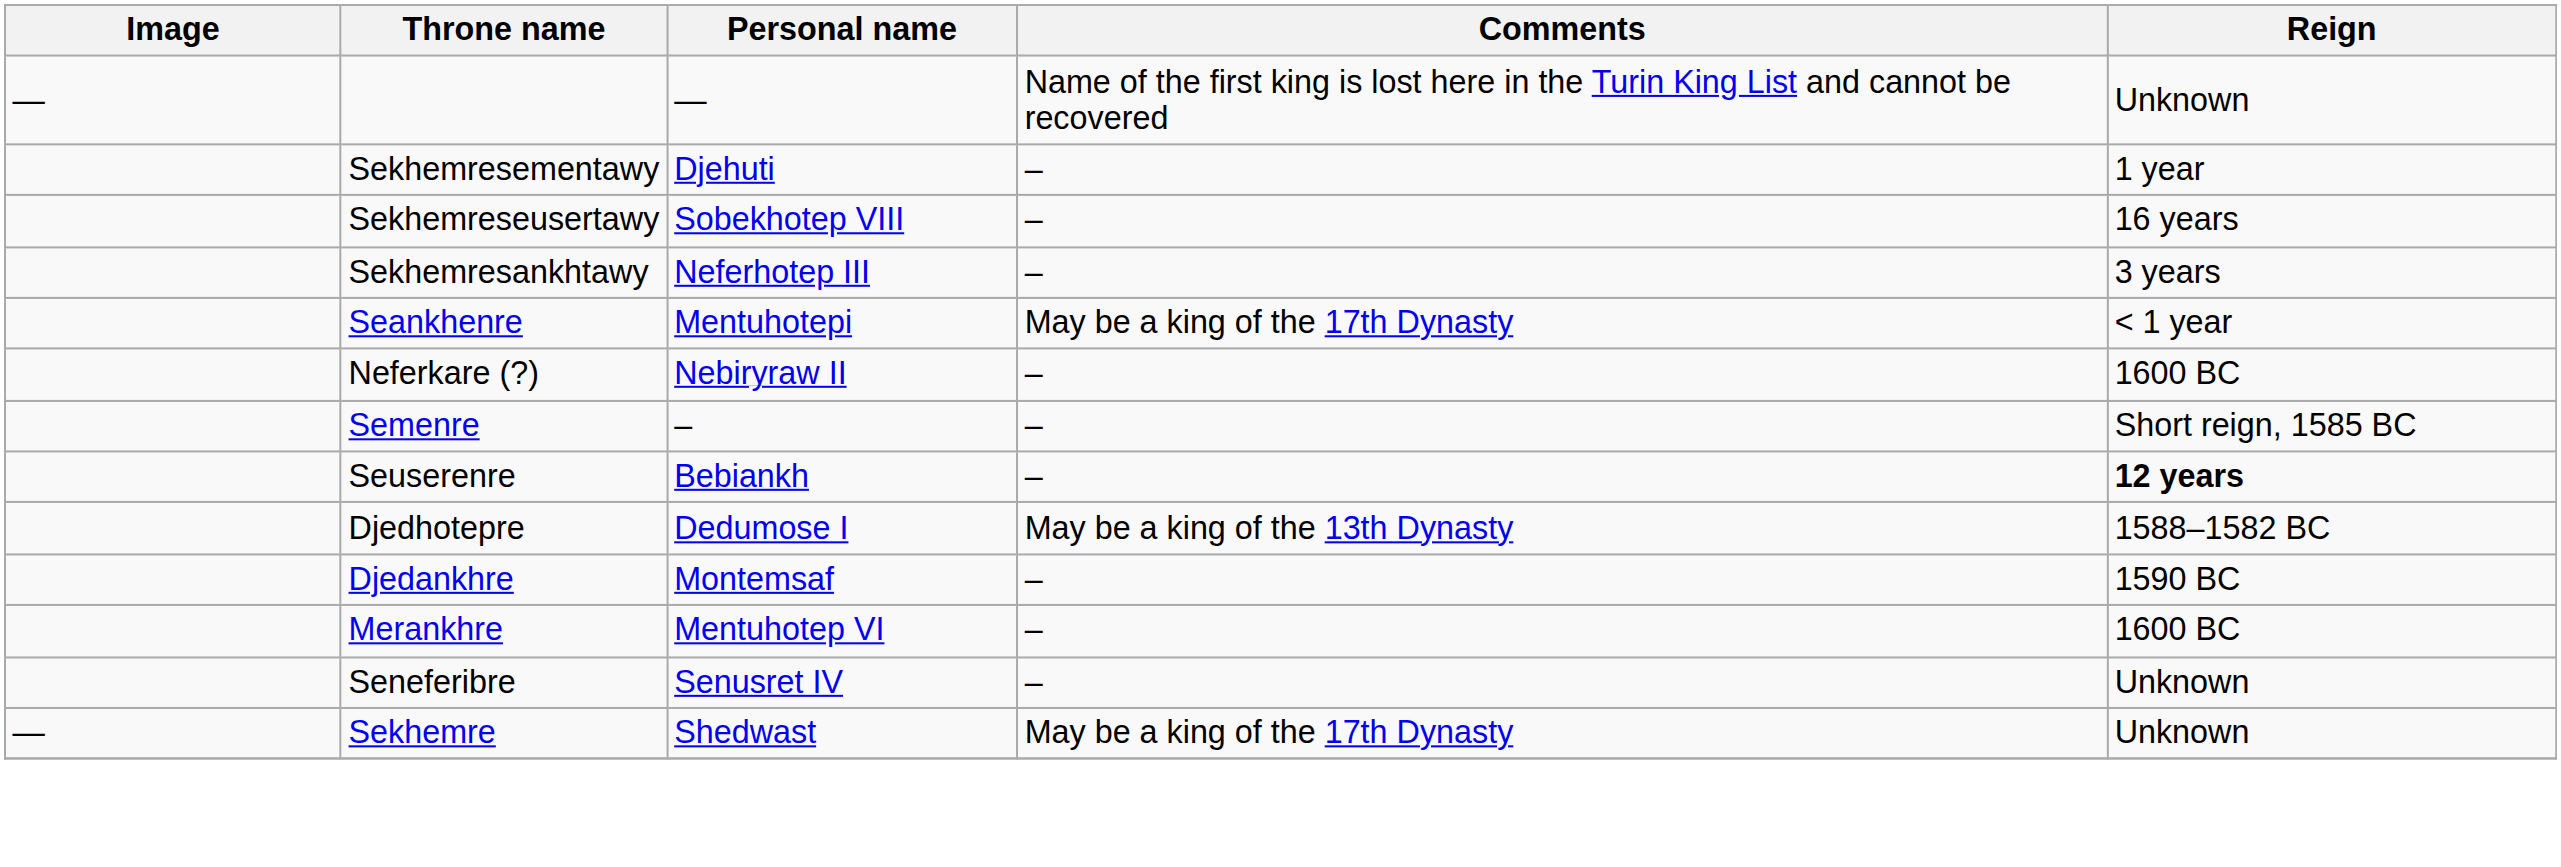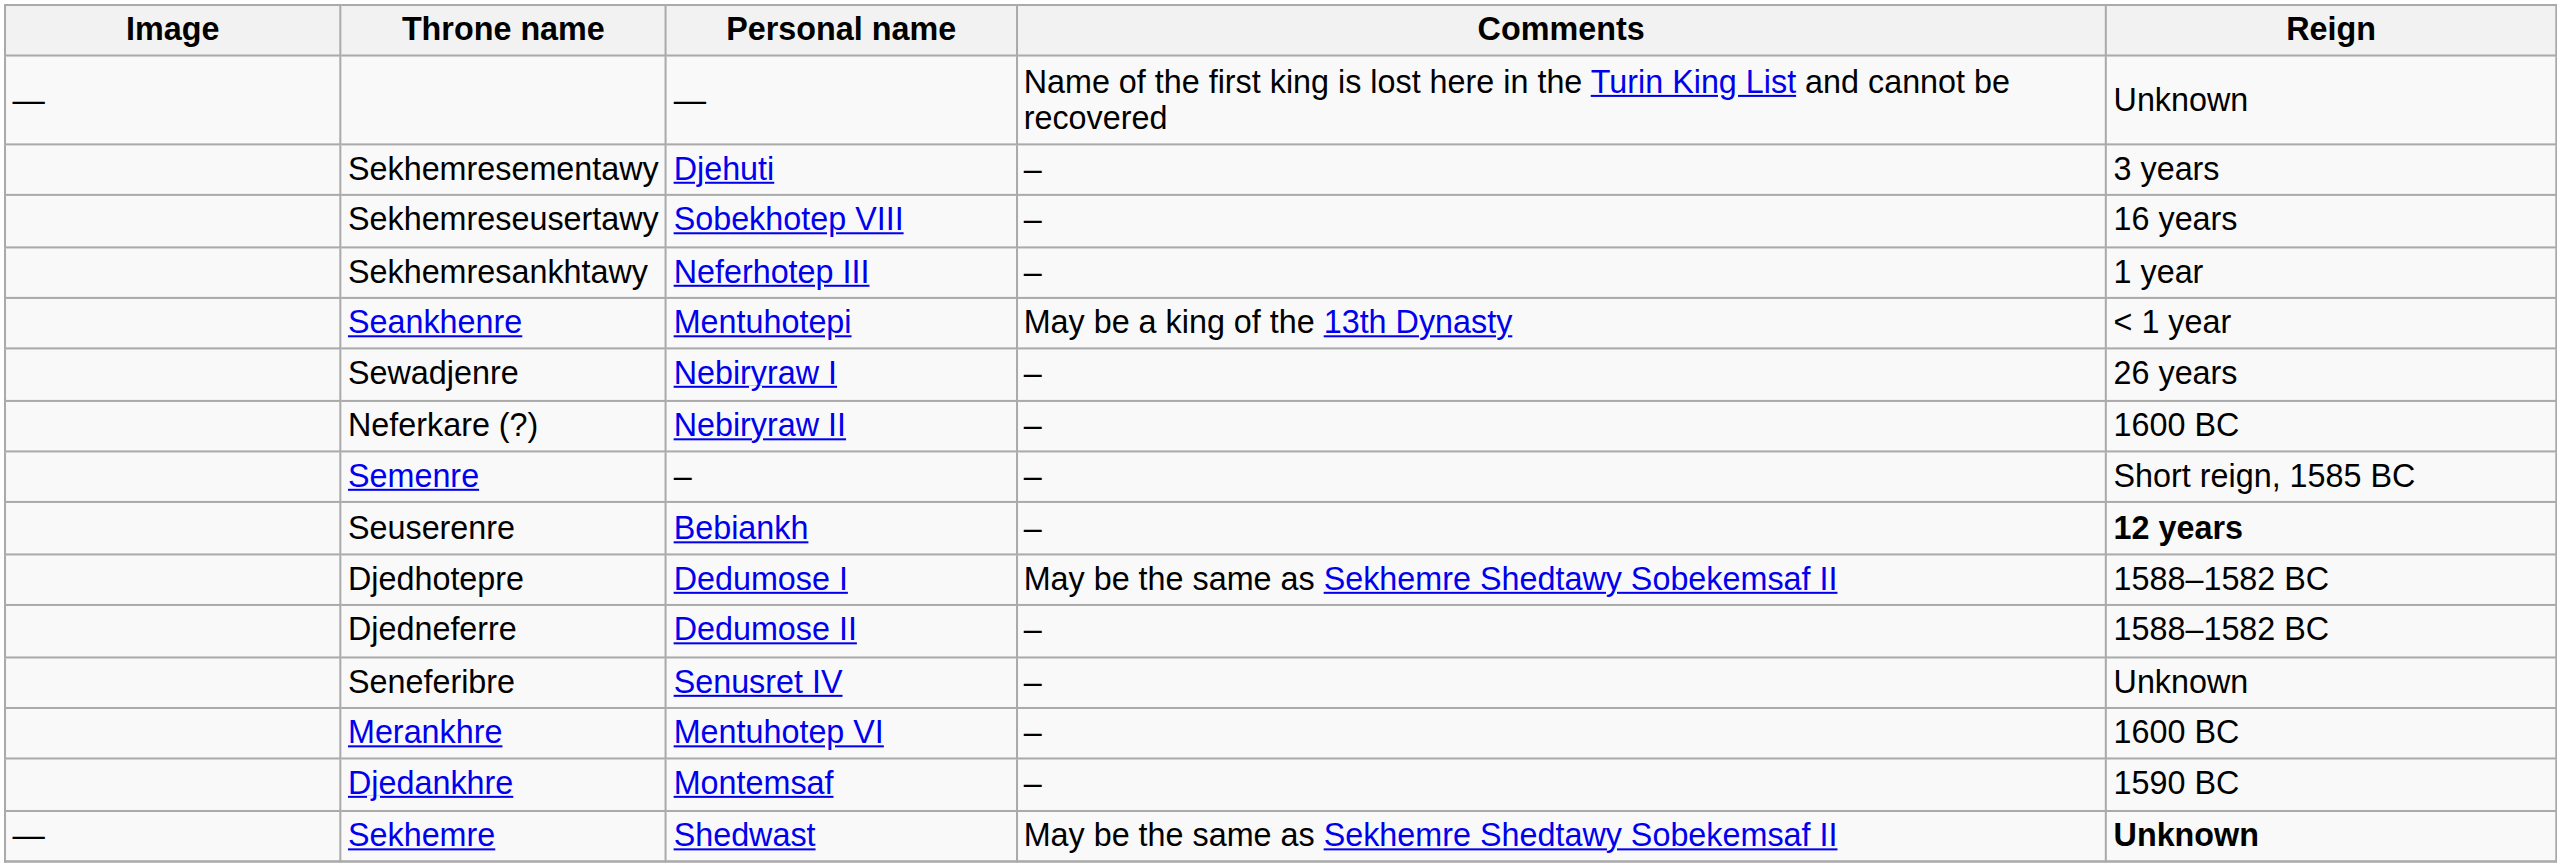(2160, 169) 1 year -> (2167, 169) 3 years
(2168, 271) 3 years -> (2158, 271) 1 year
(1269, 322) May be a king of the 17th Dynasty -> (1268, 322) May be a king of the 13th Dynasty
+ row: (433, 374)
(1269, 527) May be a king of the 13th Dynasty -> (1431, 579) May be the same as Sekhemre Shedtawy Sobekemsaf II
+ row: (432, 630)
rows swapped: (431, 579) <-> (432, 681)
(1269, 732) May be a king of the 17th Dynasty -> (1431, 835) May be the same as Sekhemre Shedtawy Sobekemsaf II
(2182, 732) normal -> (2186, 835) bold
